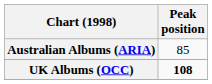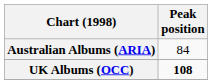(183, 49) 85 -> (183, 49) 84
